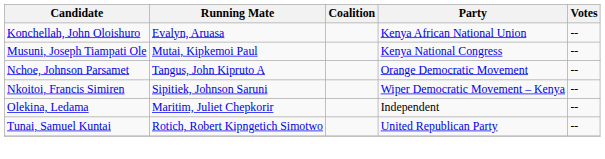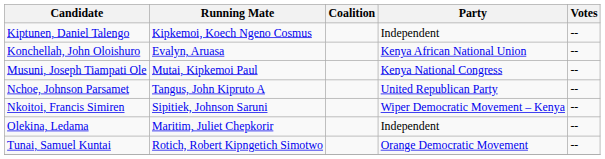+ row: (68, 32)
(454, 70) Orange Democratic Movement -> (439, 88) United Republican Party
(439, 126) United Republican Party -> (454, 145) Orange Democratic Movement
